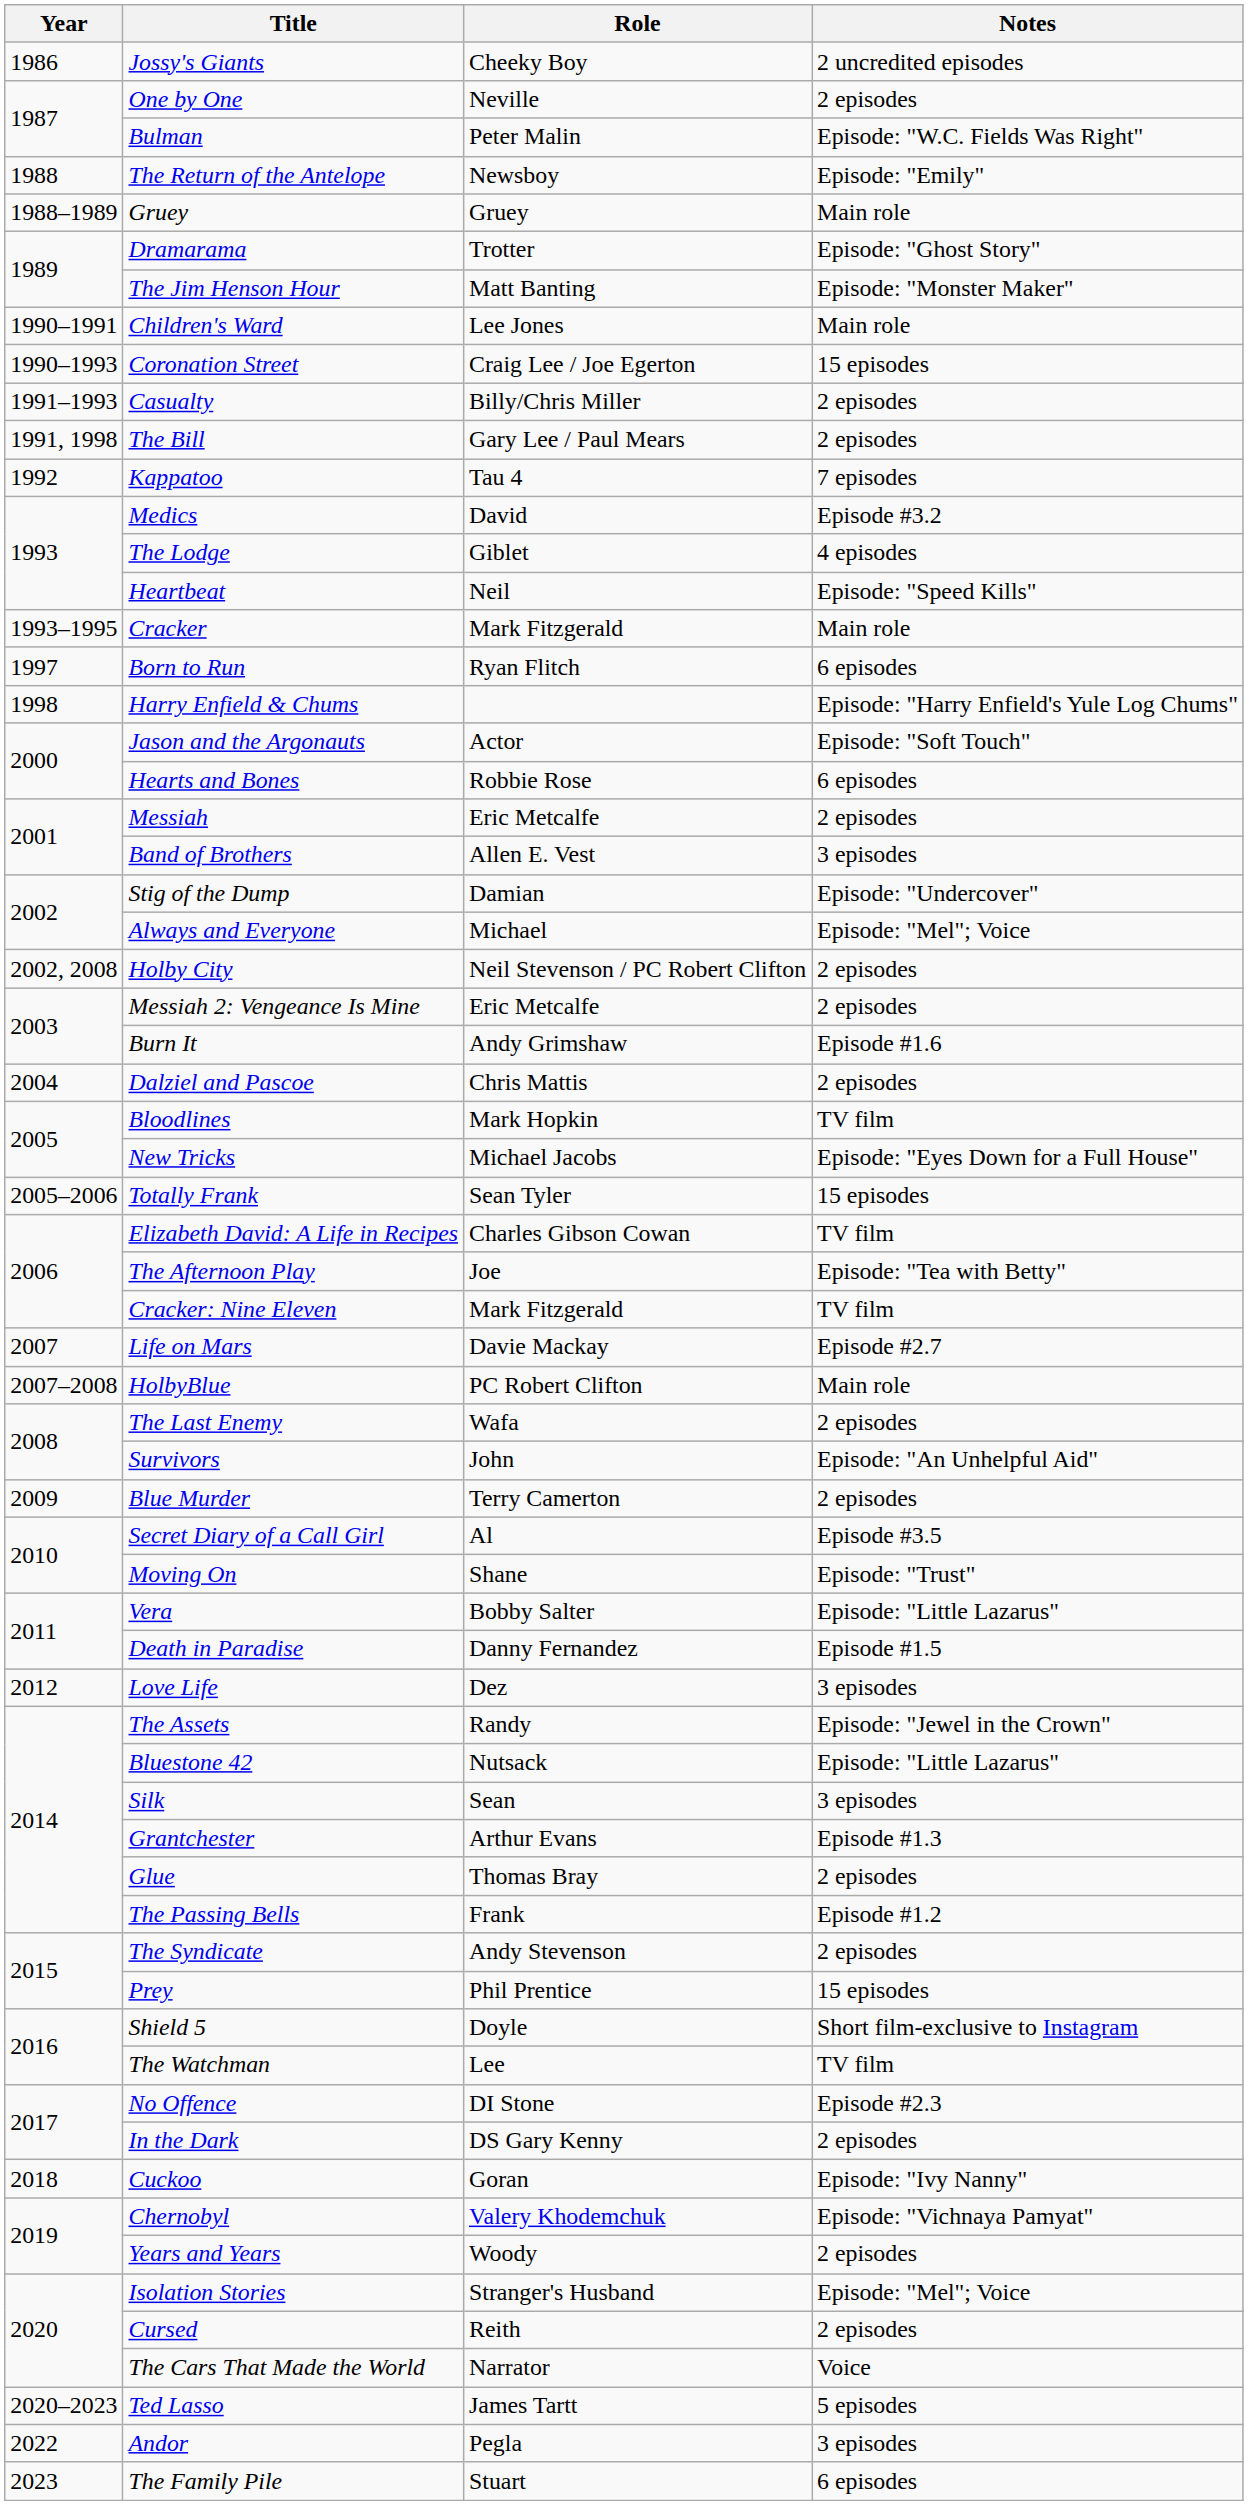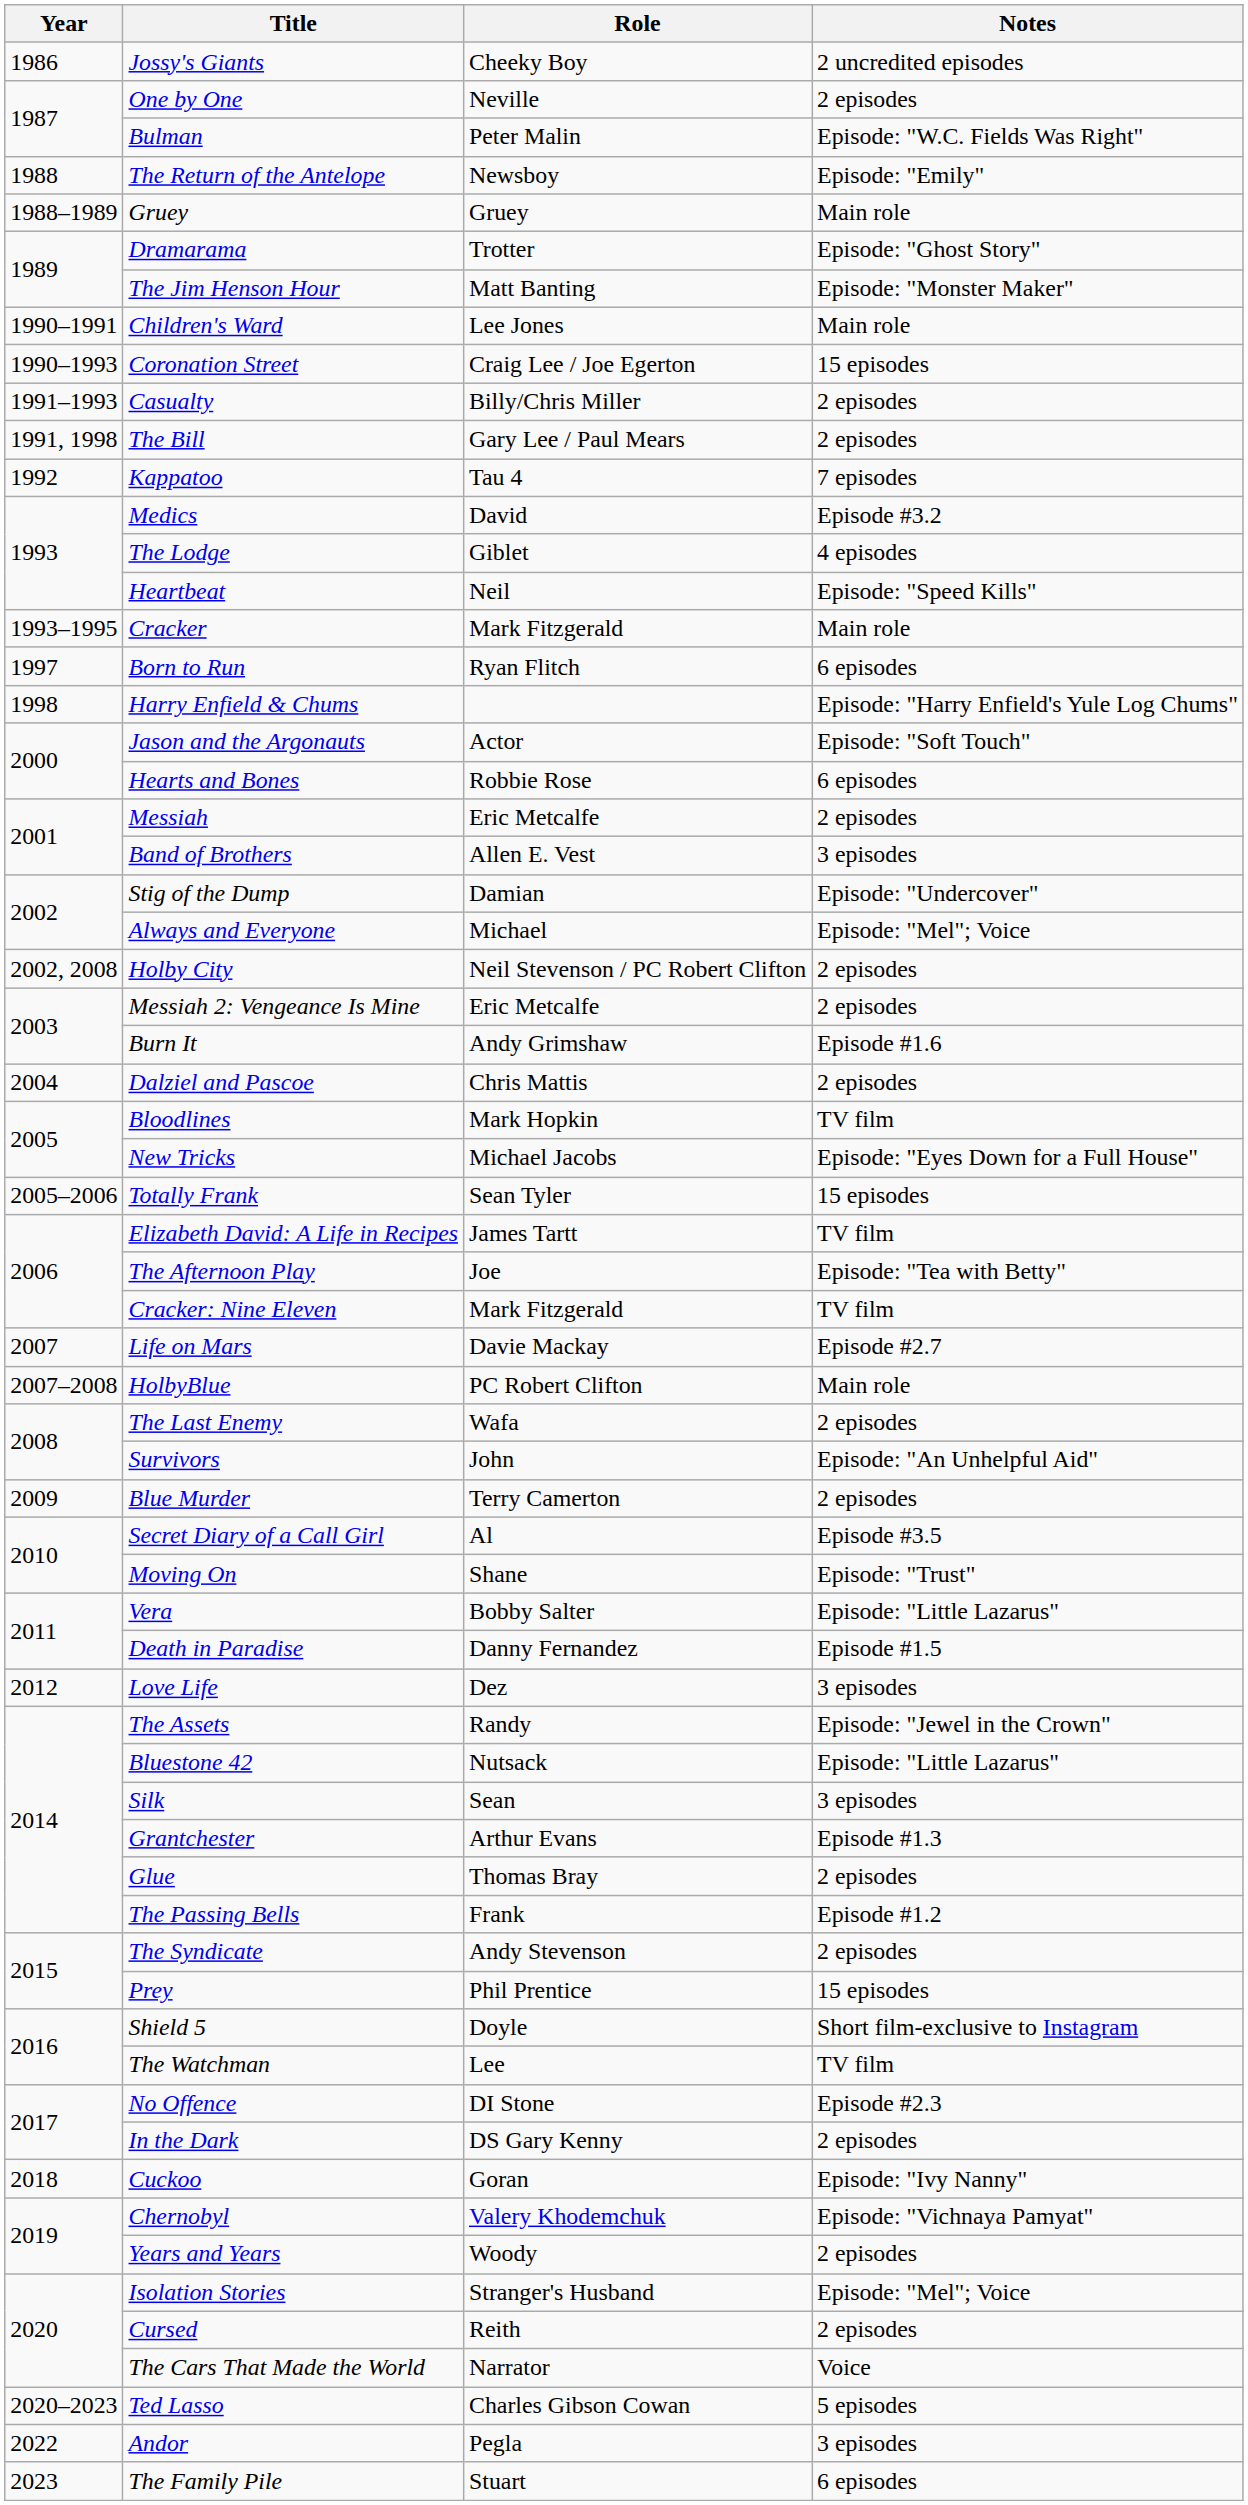(580, 1233) Charles Gibson Cowan -> (523, 1233) James Tartt
(523, 2405) James Tartt -> (580, 2405) Charles Gibson Cowan
